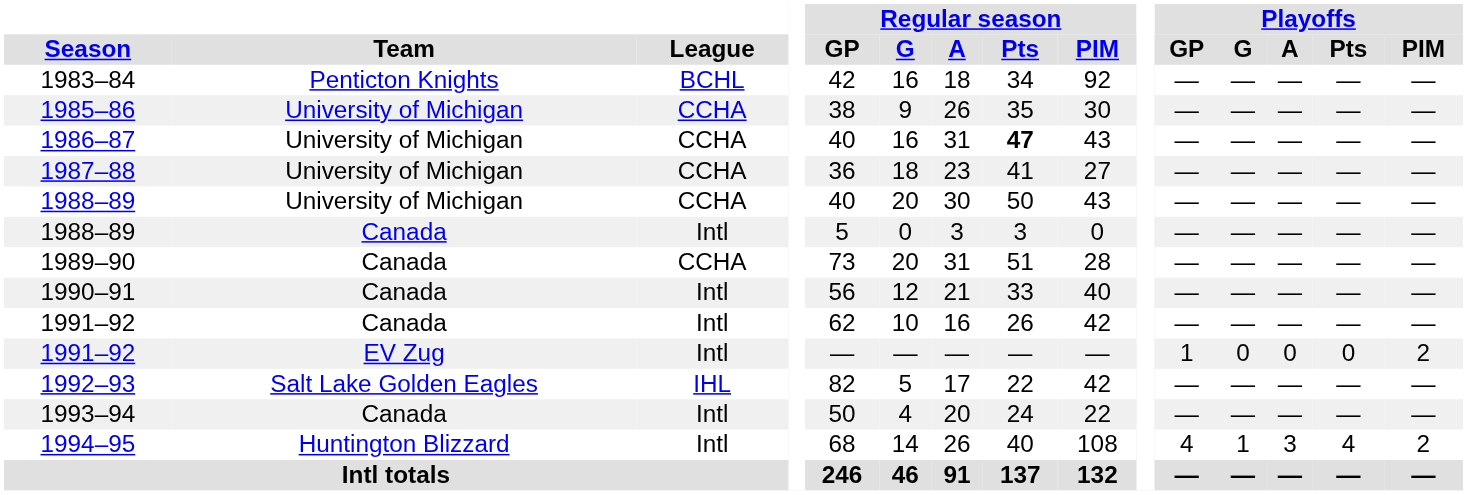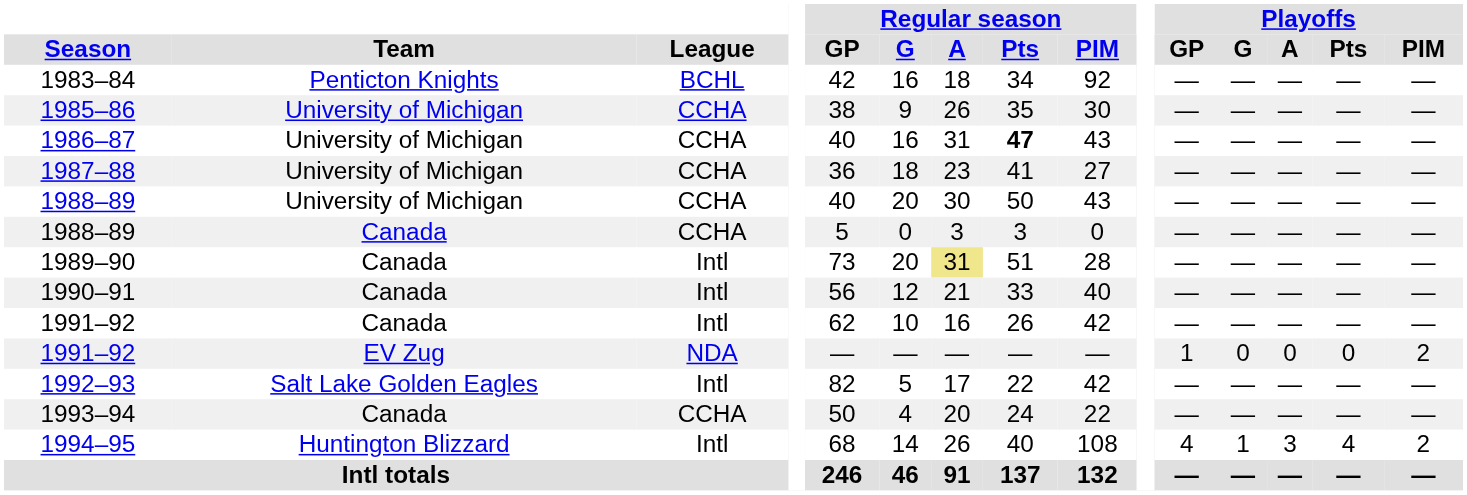(712, 231) Intl -> (712, 231) CCHA
(712, 262) CCHA -> (712, 262) Intl
(957, 262) no background -> (957, 262) khaki background
(712, 353) Intl -> (712, 353) NDA
(712, 383) IHL -> (712, 383) Intl
(712, 414) Intl -> (712, 414) CCHA
